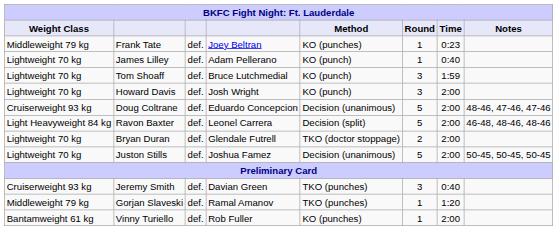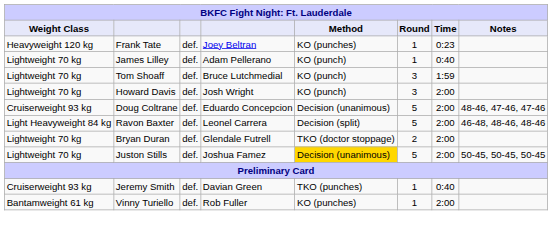(48, 44) Middleweight 79 kg -> (50, 44) Heavyweight 120 kg
(349, 154) no background -> (343, 154) gold background
(420, 186) 3 -> (414, 186) 1
- row: (149, 202)
